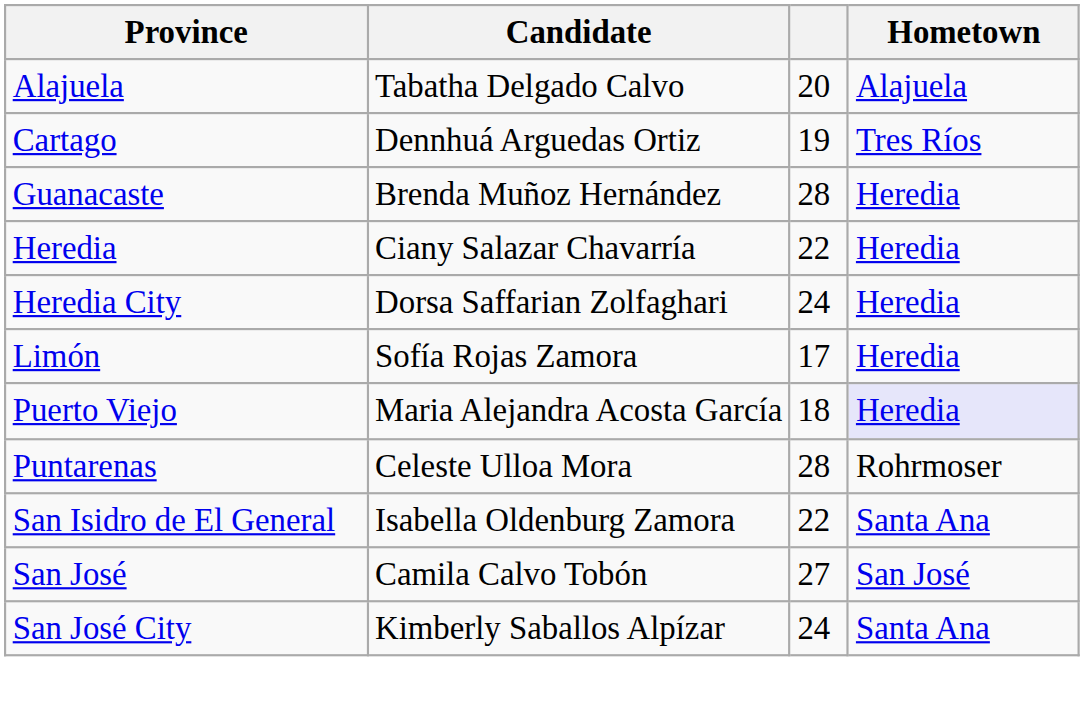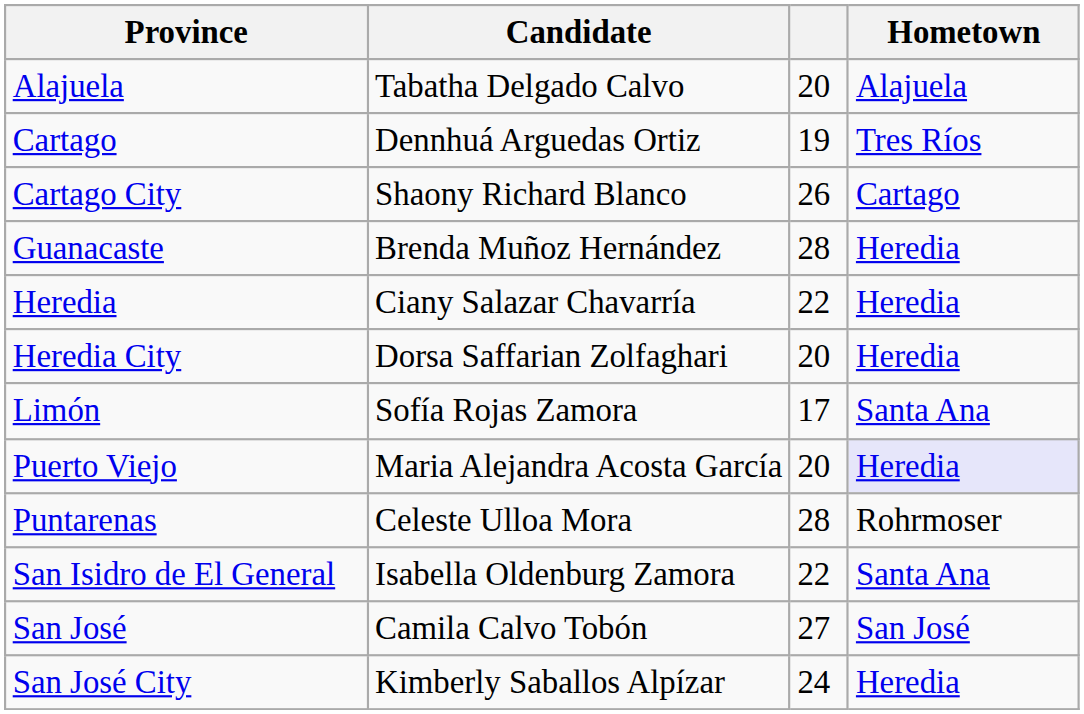+ row: (97, 194)
(814, 302) 24 -> (814, 356) 20
(908, 356) Heredia -> (923, 410) Santa Ana
(814, 410) 18 -> (814, 464) 20
(923, 627) Santa Ana -> (908, 681) Heredia
